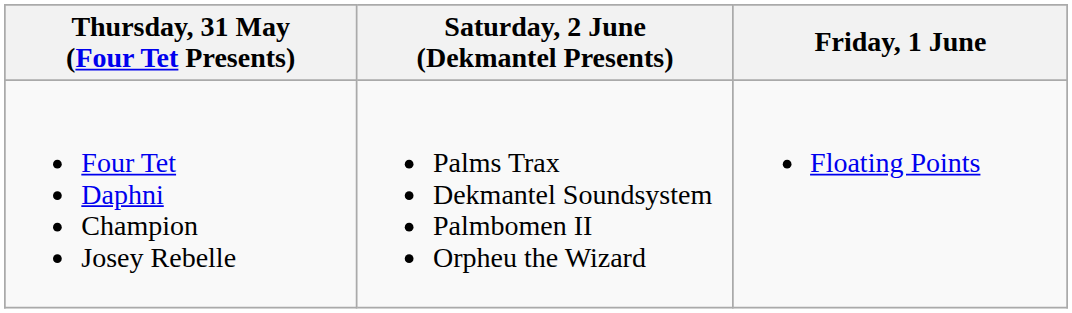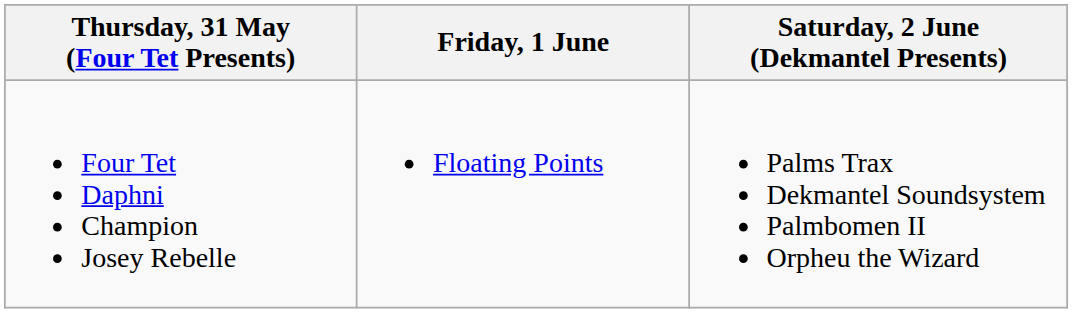columns swapped: (900, 42) <-> (545, 42)
